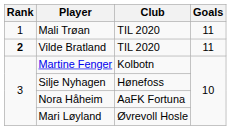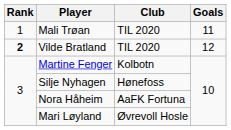(208, 47) 11 -> (208, 47) 12
